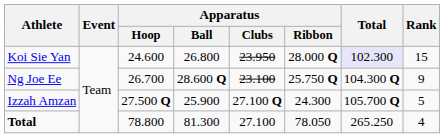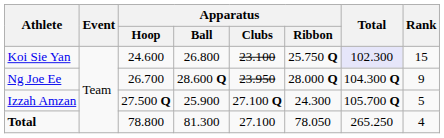(257, 57) 23.950 -> (257, 57) 23.100
(313, 57) 28.000 Q -> (313, 57) 25.750 Q
(257, 79) 23.100 -> (257, 79) 23.950
(313, 79) 25.750 Q -> (313, 79) 28.000 Q
